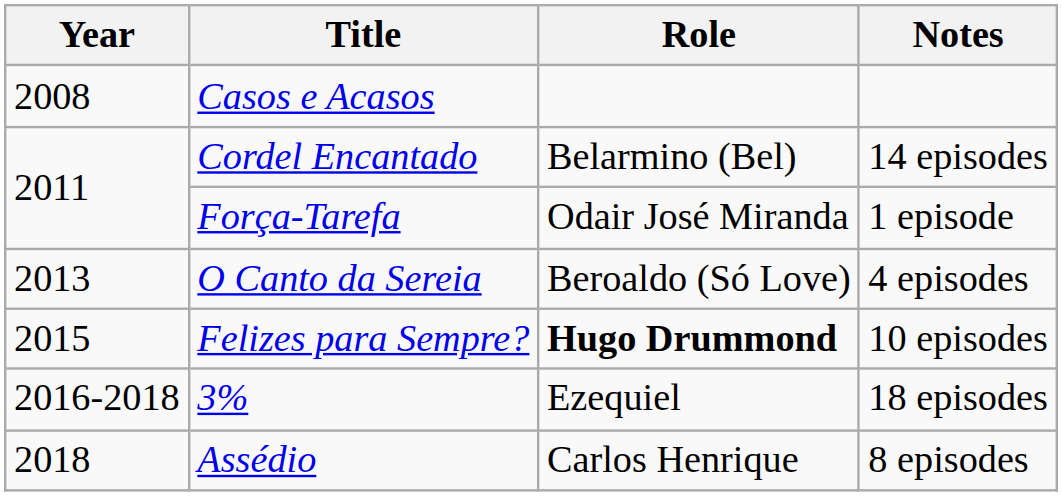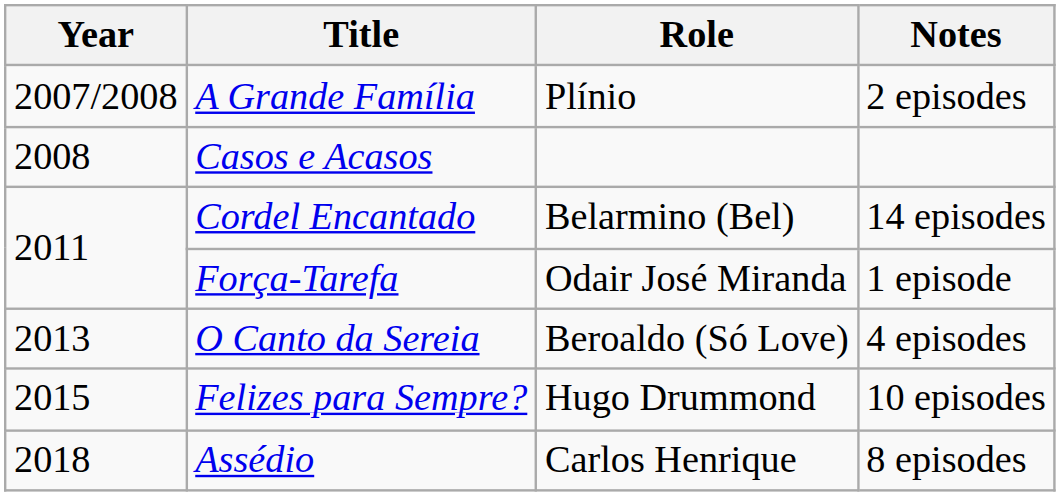+ row: (335, 95)
(692, 338) bold -> (680, 398) normal
- row: (223, 398)
